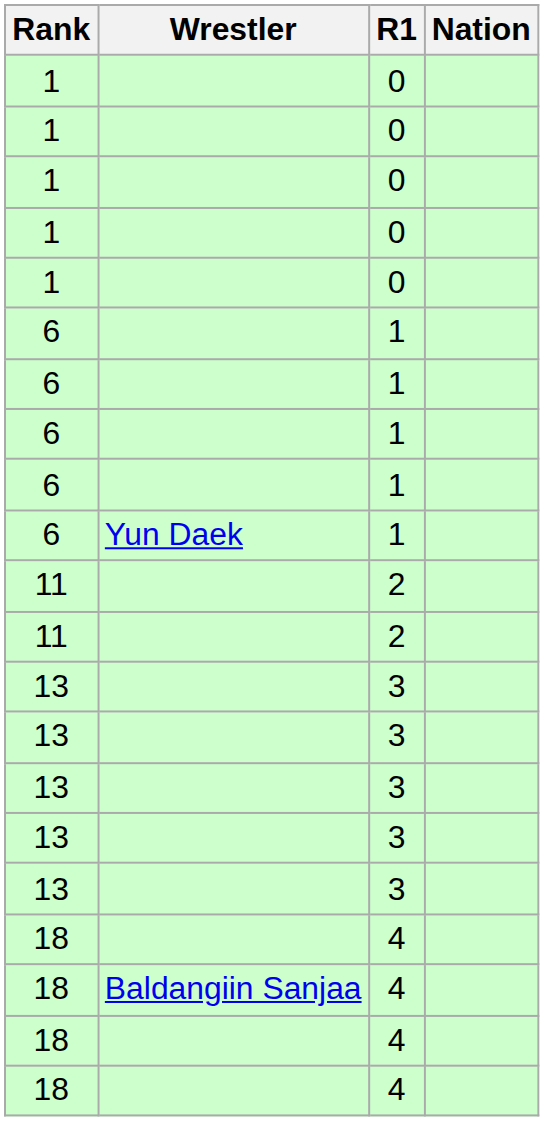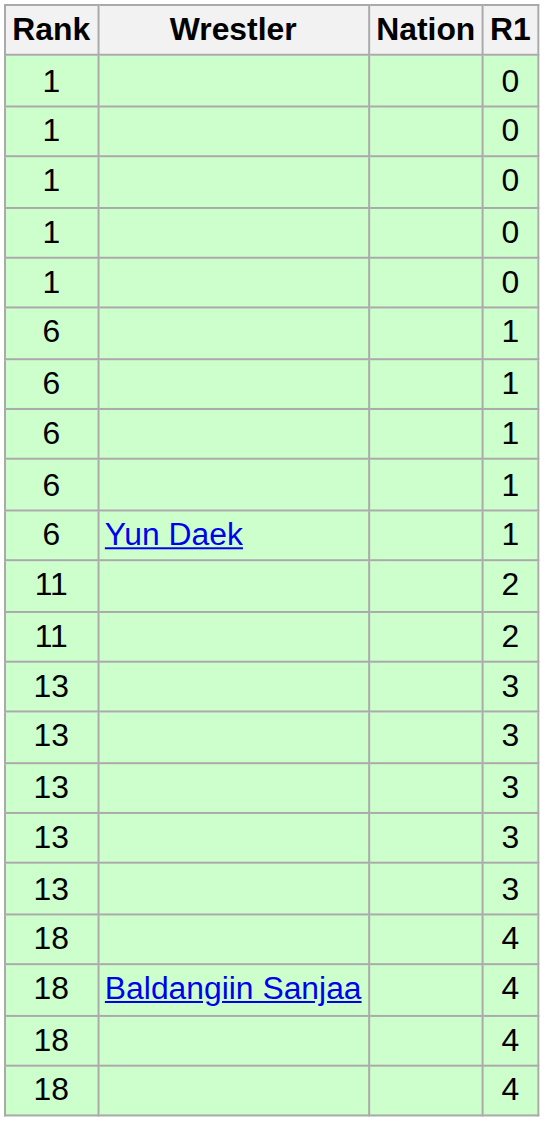columns swapped: (481, 29) <-> (397, 29)
